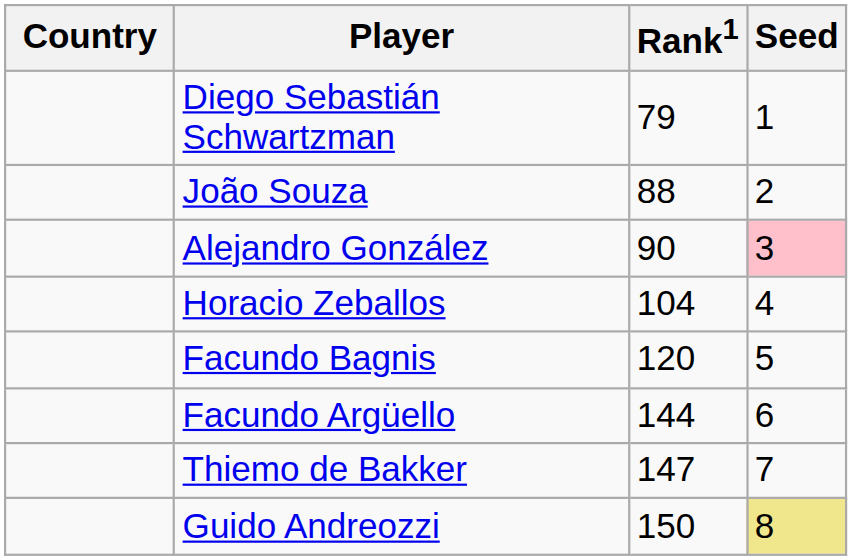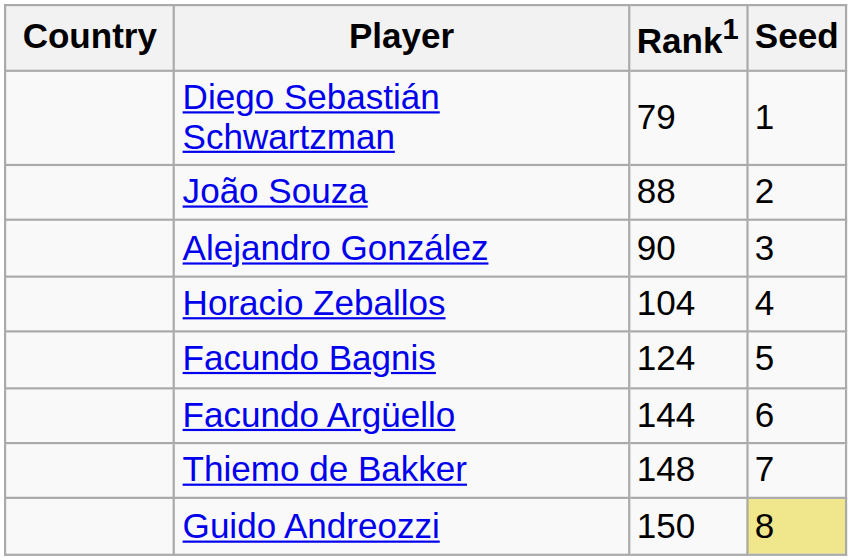(765, 247) pink background -> (765, 247) no background
(666, 359) 120 -> (666, 359) 124
(666, 470) 147 -> (666, 470) 148
